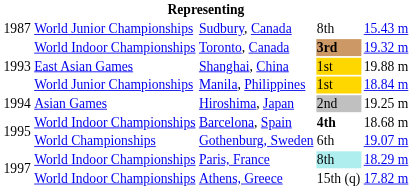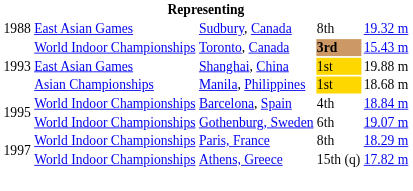(17, 28) 1987 -> (17, 28) 1988
(114, 28) World Junior Championships -> (84, 28) East Asian Games
(386, 28) 15.43 m -> (386, 28) 19.32 m
(386, 47) 19.32 m -> (386, 47) 15.43 m
(114, 85) World Junior Championships -> (94, 85) Asian Championships
(386, 85) 18.84 m -> (386, 85) 18.68 m
- row: (246, 103)
(326, 122) bold -> (326, 103) normal
(386, 122) 18.68 m -> (386, 103) 18.84 m
(95, 141) World Championships -> (115, 122) World Indoor Championships
(326, 159) paleturquoise background -> (326, 141) no background
